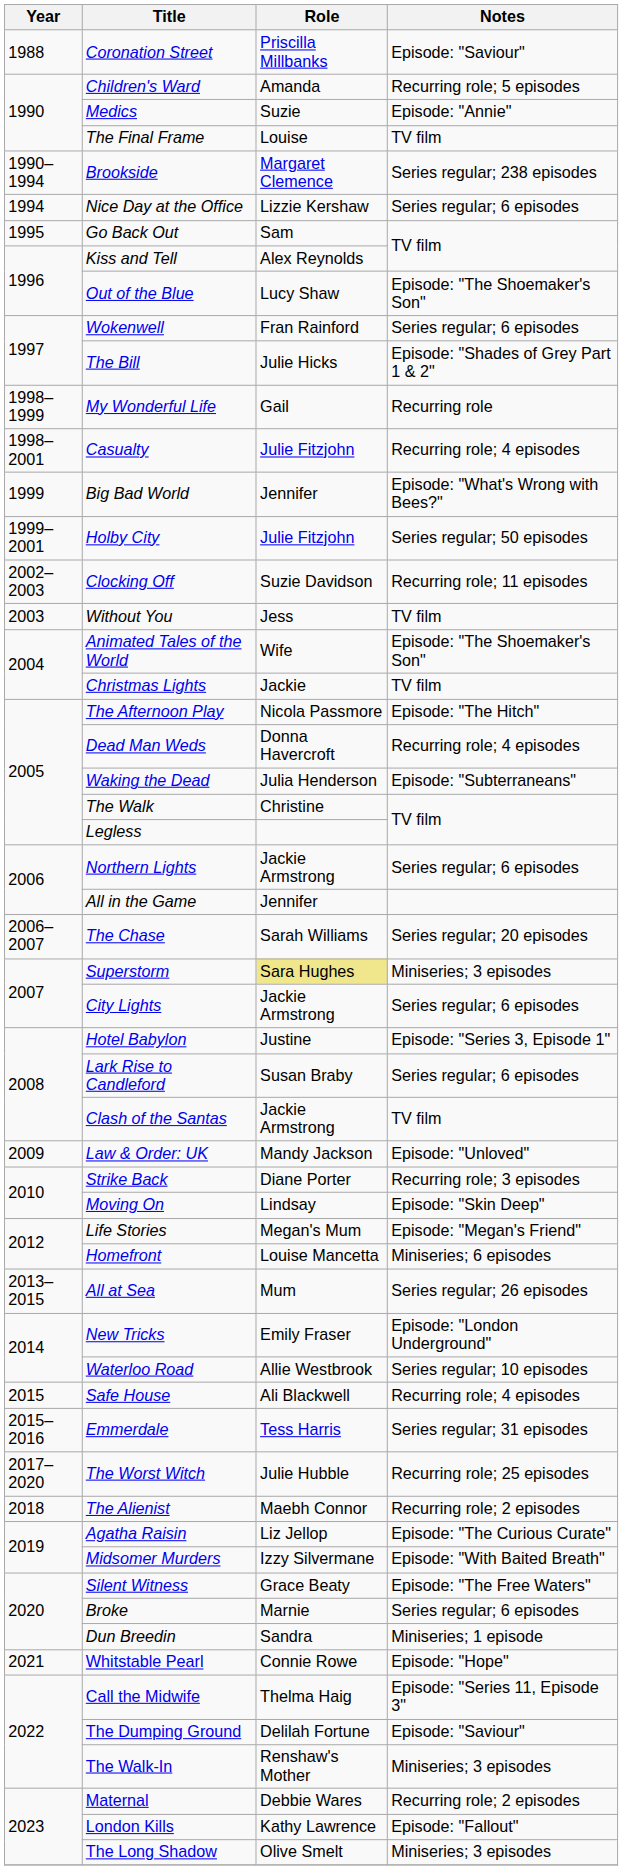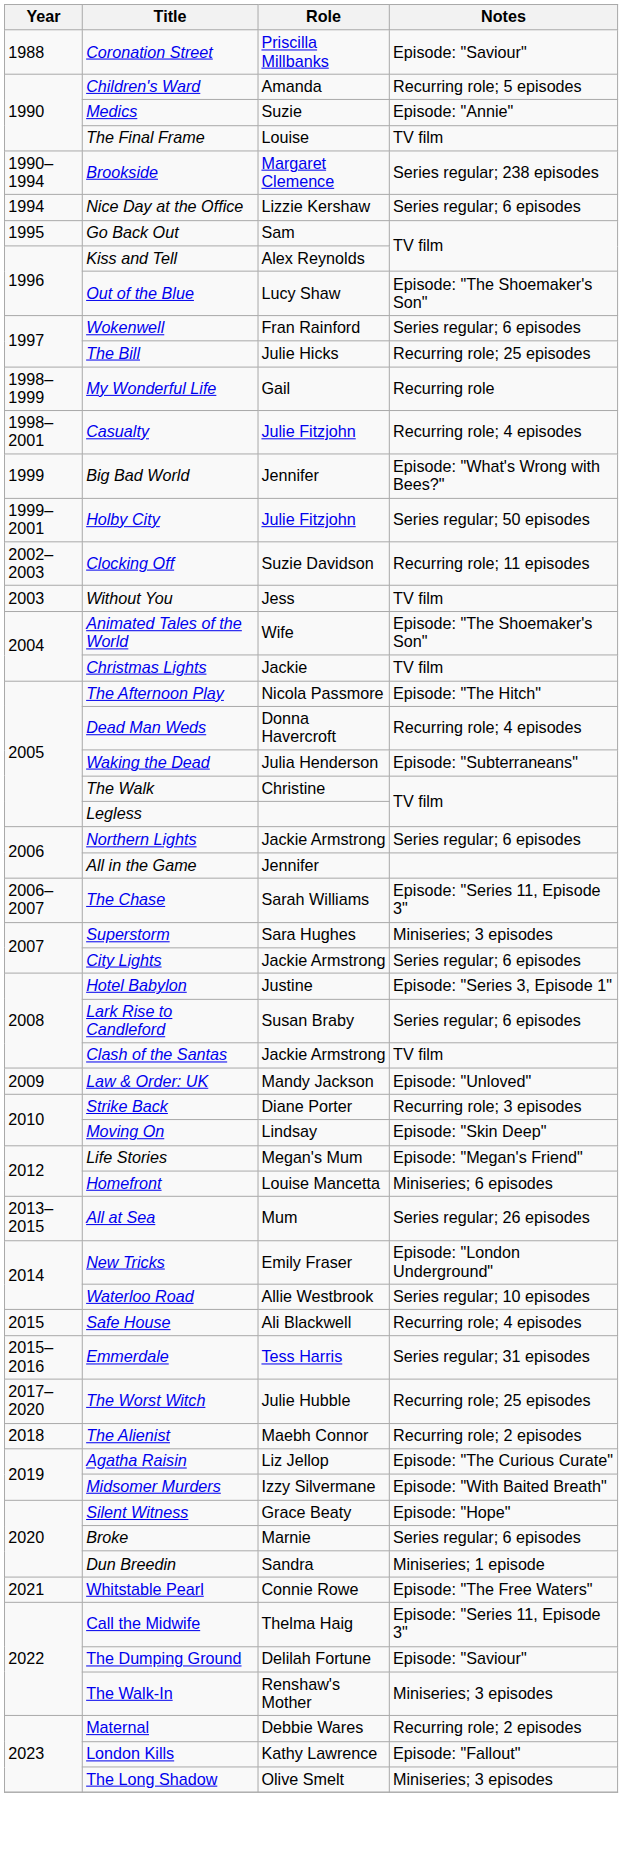(501, 362) Episode: "Shades of Grey Part 1 & 2" -> (492, 353) Recurring role; 25 episodes
(490, 936) Series regular; 20 episodes -> (497, 900) Episode: "Series 11, Episode 3"
(307, 971) khaki background -> (309, 934) no background
(491, 1585) Episode: "The Free Waters" -> (452, 1512) Episode: "Hope"
(450, 1662) Episode: "Hope" -> (493, 1589) Episode: "The Free Waters"
